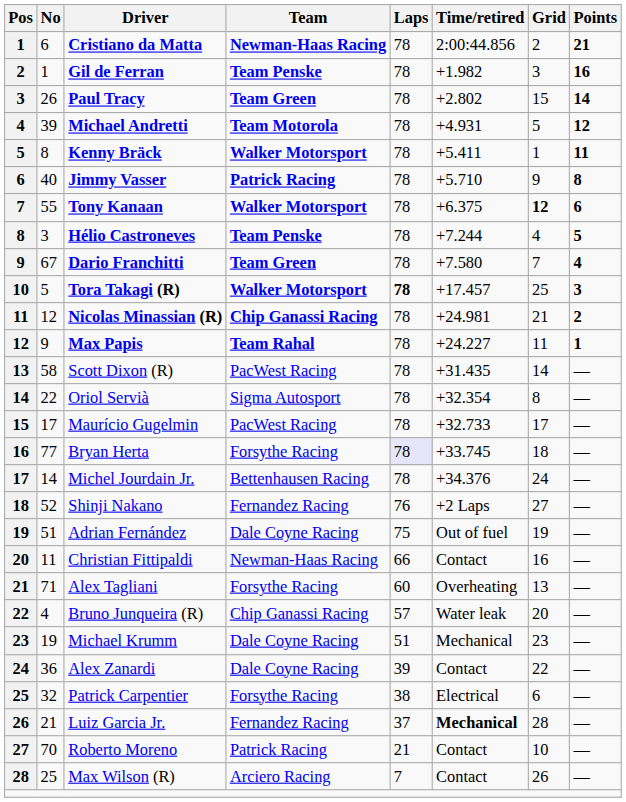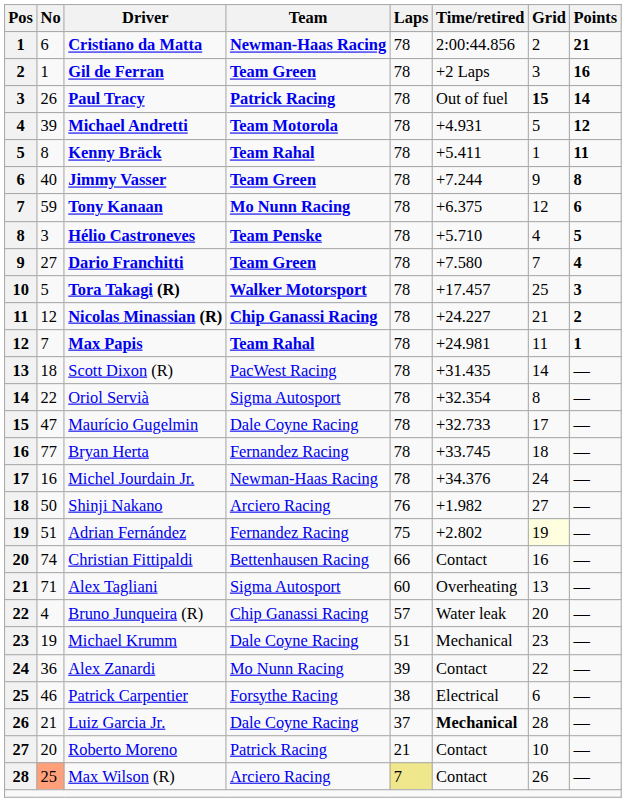(276, 72) Team Penske -> (273, 72) Team Green
(459, 72) +1.982 -> (463, 72) +2 Laps
(273, 99) Team Green -> (283, 99) Patrick Racing
(459, 99) +2.802 -> (472, 99) Out of fuel
(540, 99) normal -> (540, 99) bold
(298, 153) Walker Motorsport -> (272, 153) Team Rahal
(283, 180) Patrick Racing -> (273, 180) Team Green
(459, 180) +5.710 -> (459, 180) +7.244
(49, 207) 55 -> (49, 207) 59
(298, 207) Walker Motorsport -> (290, 207) Mo Nunn Racing
(540, 207) bold -> (540, 207) normal
(459, 234) +7.244 -> (459, 234) +5.710
(49, 261) 67 -> (49, 261) 27
(402, 288) bold -> (402, 288) normal
(463, 315) +24.981 -> (463, 315) +24.227
(45, 343) 9 -> (45, 343) 7
(463, 343) +24.227 -> (463, 343) +24.981
(49, 370) 58 -> (49, 370) 18
(49, 424) 17 -> (49, 424) 47
(283, 424) PacWest Racing -> (294, 424) Dale Coyne Racing
(284, 451) Forsythe Racing -> (289, 451) Fernandez Racing
(402, 451) lavender background -> (402, 451) no background
(49, 478) 14 -> (49, 478) 16
(299, 478) Bettenhausen Racing -> (304, 478) Newman-Haas Racing
(49, 505) 52 -> (49, 505) 50
(289, 505) Fernandez Racing -> (280, 505) Arciero Racing
(463, 505) +2 Laps -> (459, 505) +1.982
(294, 532) Dale Coyne Racing -> (289, 532) Fernandez Racing
(472, 532) Out of fuel -> (459, 532) +2.802
(540, 532) no background -> (540, 532) lightyellow background
(48, 559) 11 -> (49, 559) 74
(304, 559) Newman-Haas Racing -> (299, 559) Bettenhausen Racing
(284, 586) Forsythe Racing -> (285, 586) Sigma Autosport
(294, 667) Dale Coyne Racing -> (287, 667) Mo Nunn Racing
(49, 694) 32 -> (49, 694) 46
(289, 721) Fernandez Racing -> (294, 721) Dale Coyne Racing
(49, 749) 70 -> (49, 749) 20
(49, 776) no background -> (49, 776) lightsalmon background
(398, 776) no background -> (398, 776) khaki background
